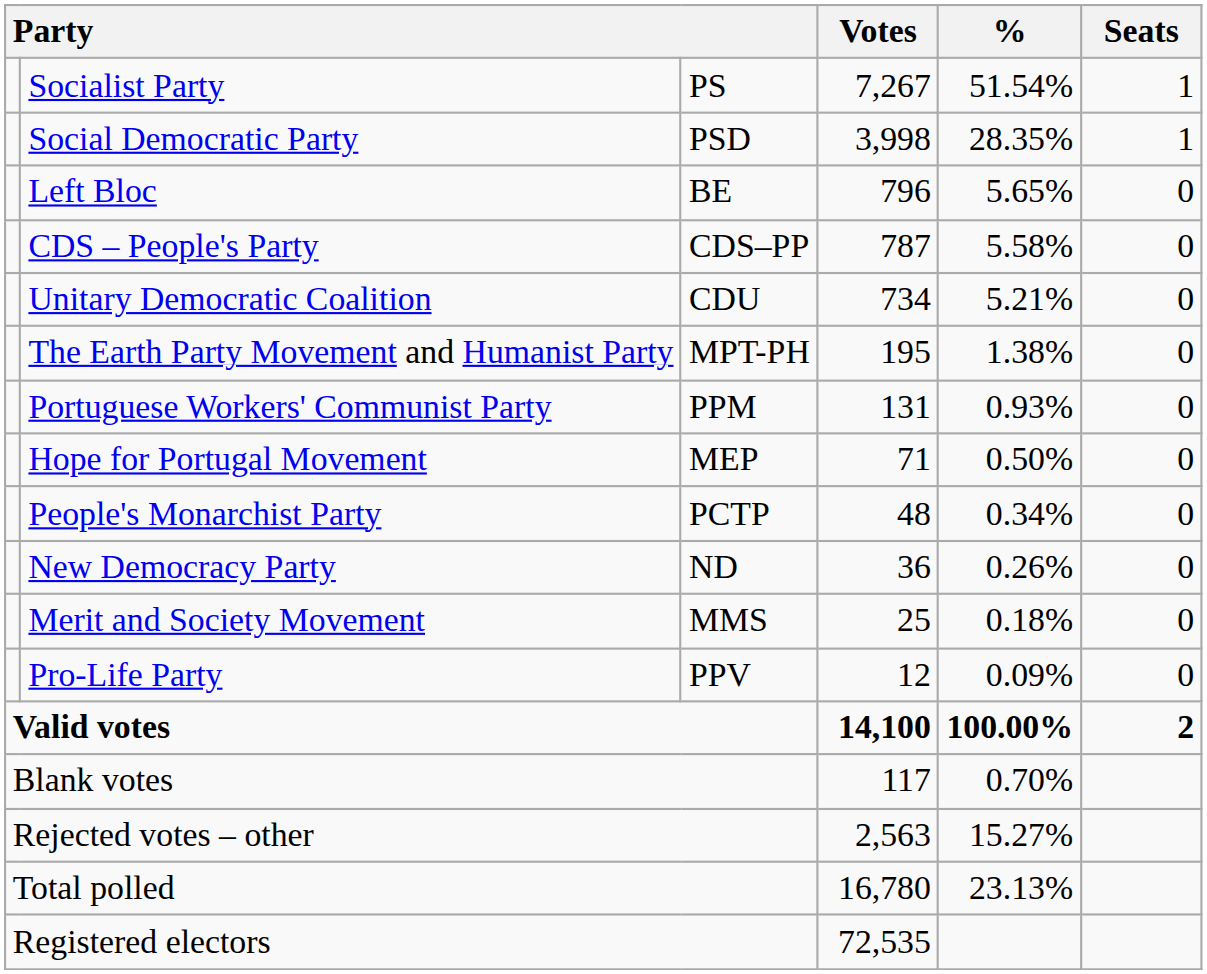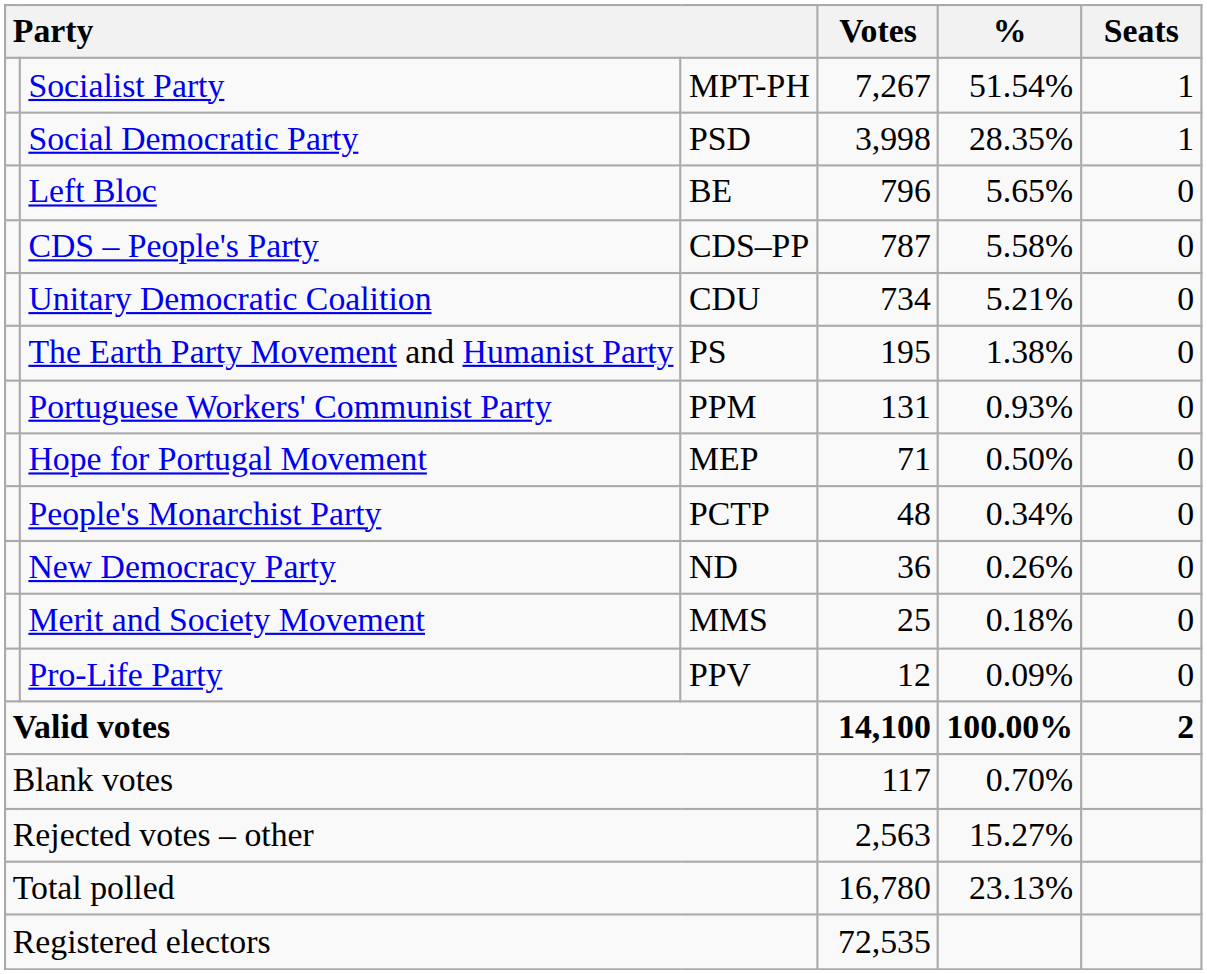(708, 84) PS -> (749, 84) MPT-PH
(749, 352) MPT-PH -> (708, 352) PS
